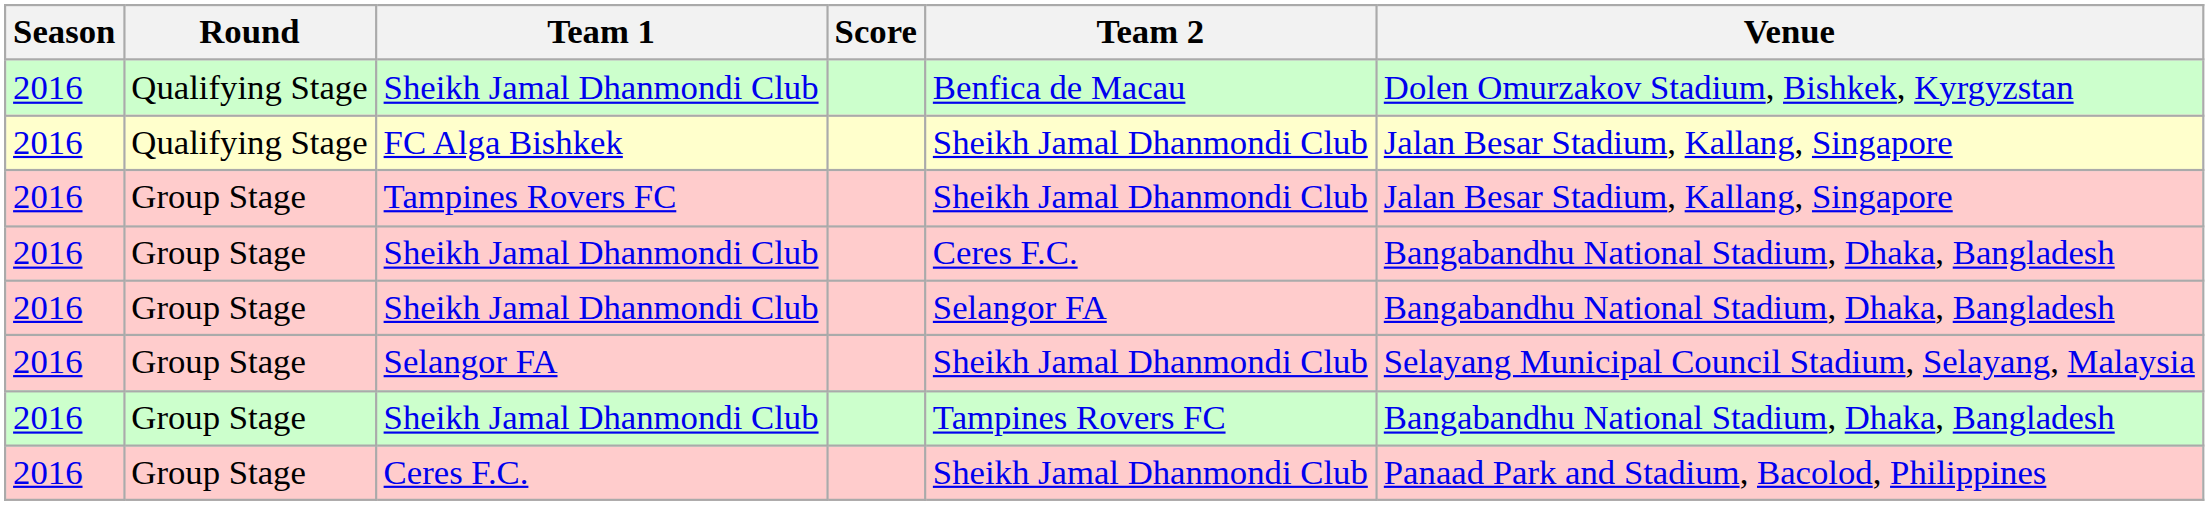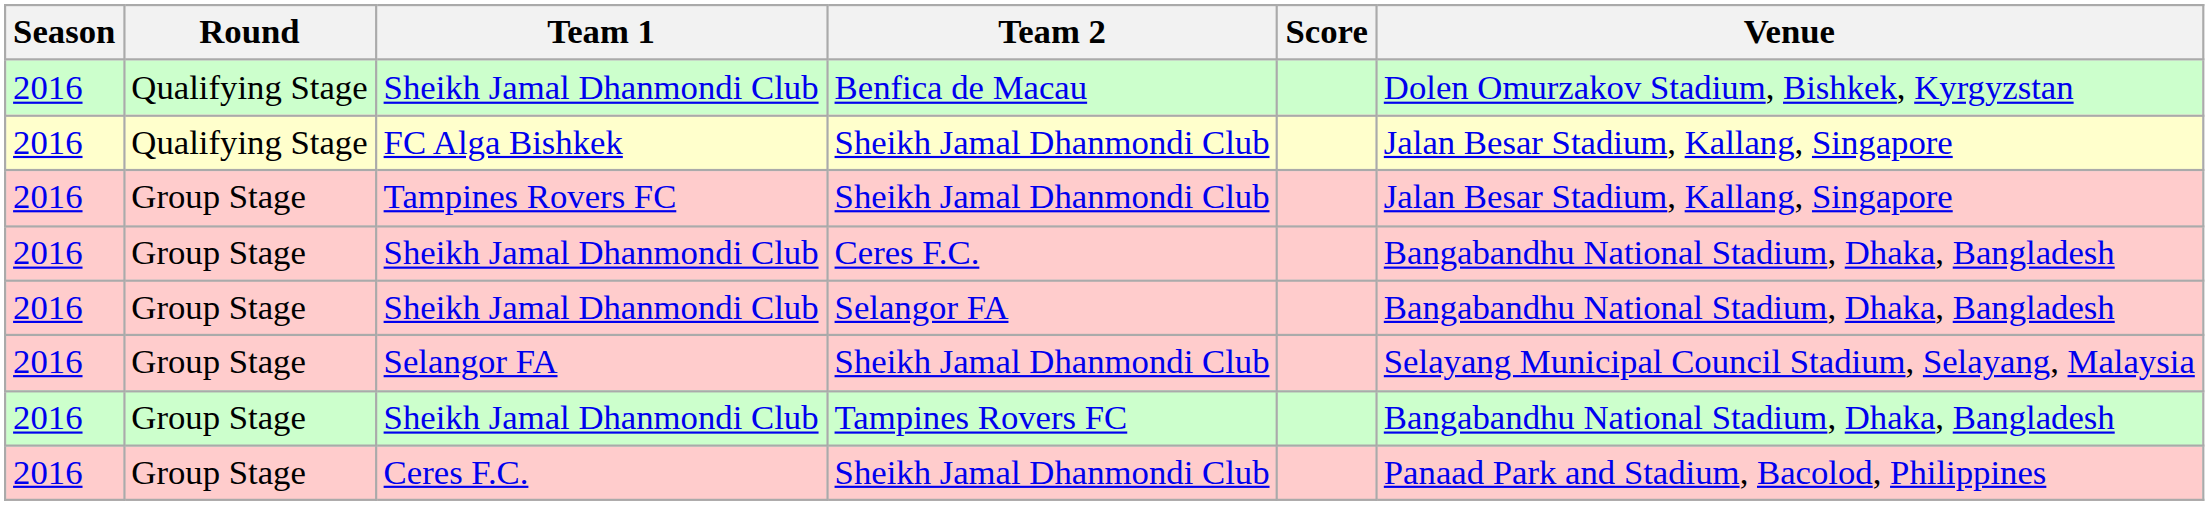columns swapped: (876, 32) <-> (1150, 32)
